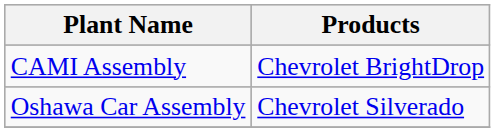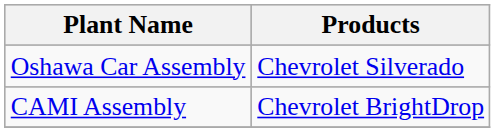rows swapped: (98, 65) <-> (128, 106)
